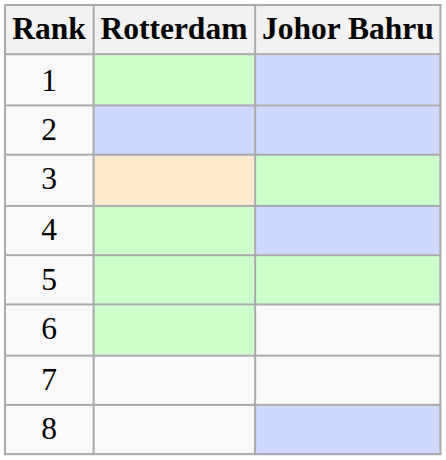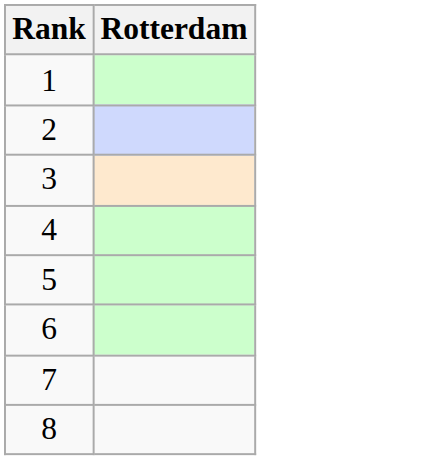- column: (348, 29)
